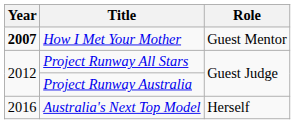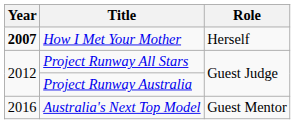(247, 38) Guest Mentor -> (228, 38) Herself
(228, 107) Herself -> (247, 107) Guest Mentor
